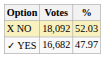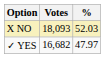(56, 28) 18,092 -> (56, 28) 18,093
